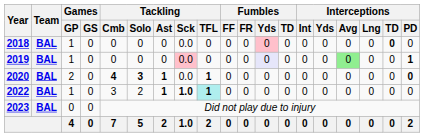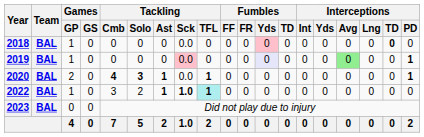(410, 76) 0 -> (410, 76) 1
